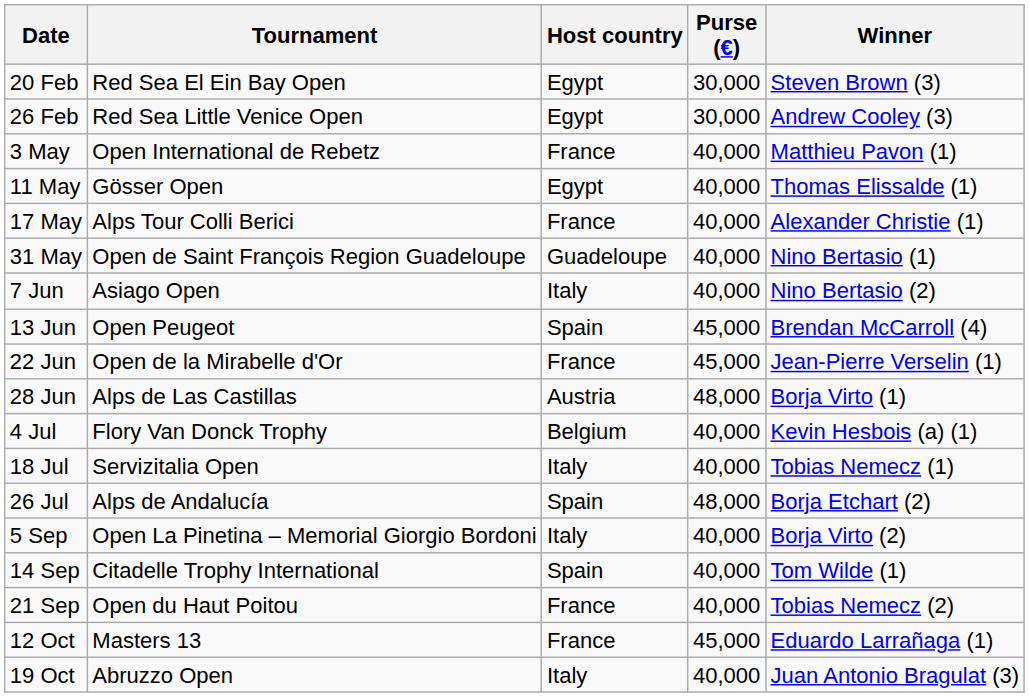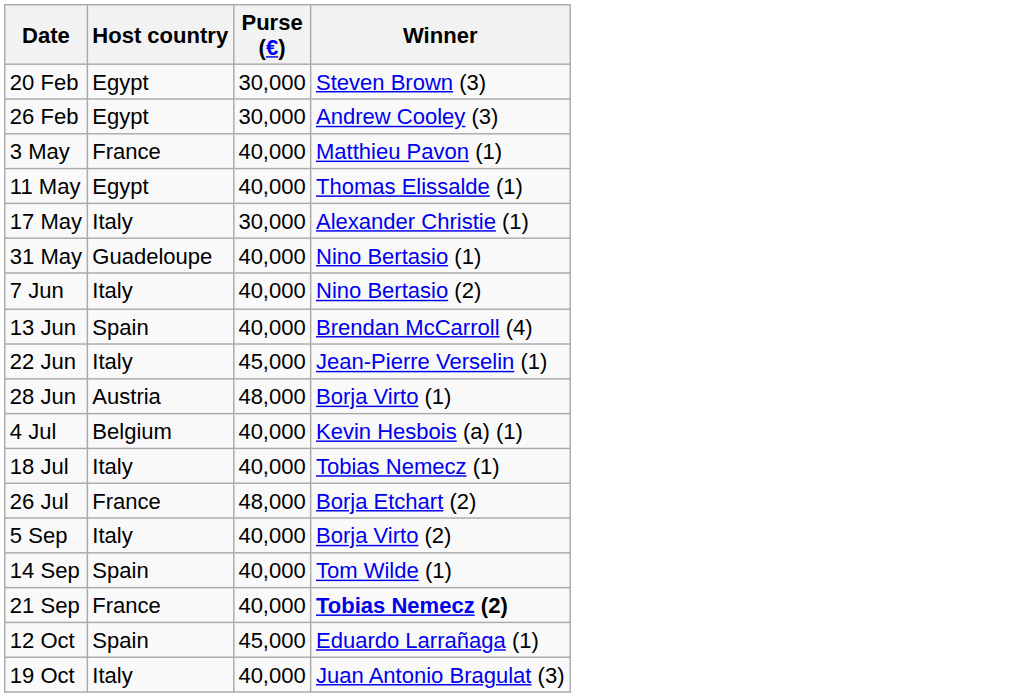- column: (314, 35)
(581, 221) France -> (113, 221) Italy
(727, 221) 40,000 -> (272, 221) 30,000
(727, 326) 45,000 -> (272, 326) 40,000
(581, 361) France -> (113, 361) Italy
(575, 501) Spain -> (127, 501) France
(862, 605) normal -> (412, 605) bold
(581, 640) France -> (120, 640) Spain
